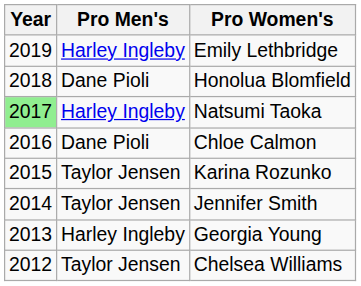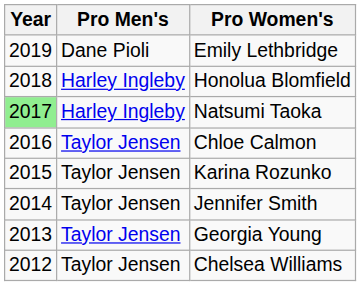(123, 50) Harley Ingleby -> (105, 50) Dane Pioli
(105, 81) Dane Pioli -> (123, 81) Harley Ingleby
(105, 142) Dane Pioli -> (121, 142) Taylor Jensen
(123, 234) Harley Ingleby -> (121, 234) Taylor Jensen
